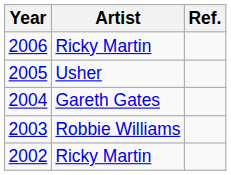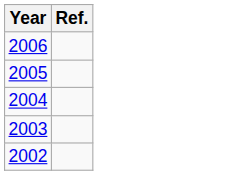- column: (118, 18)
